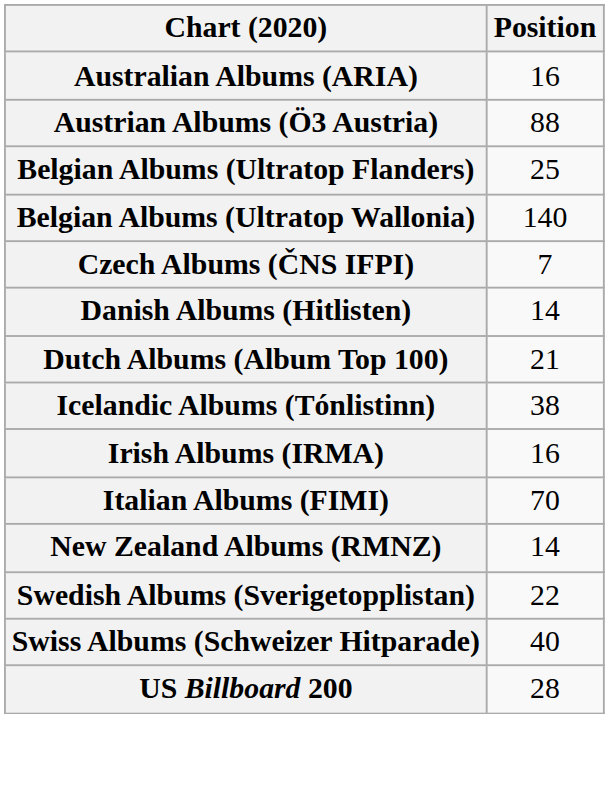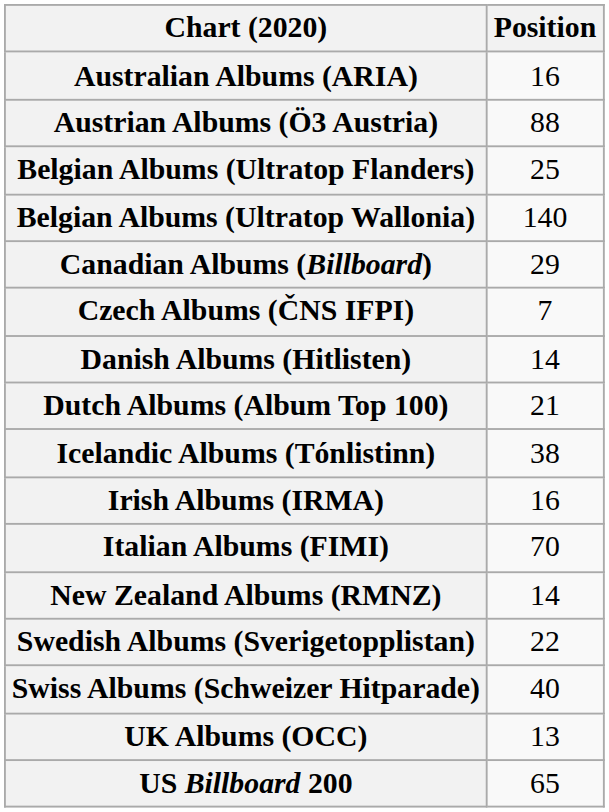+ row: (246, 264)
+ row: (246, 736)
(545, 688) 28 -> (545, 783) 65
